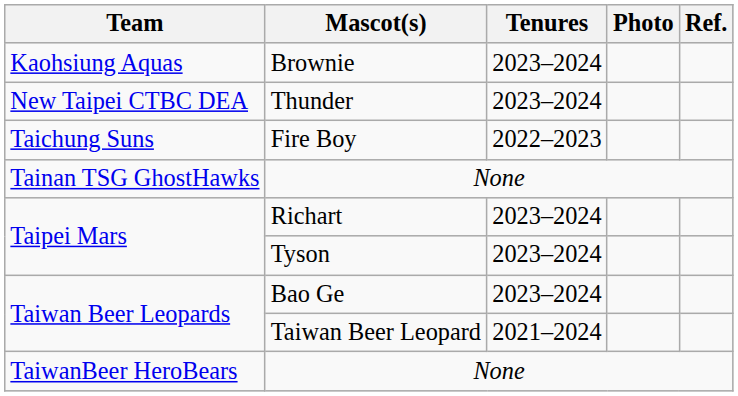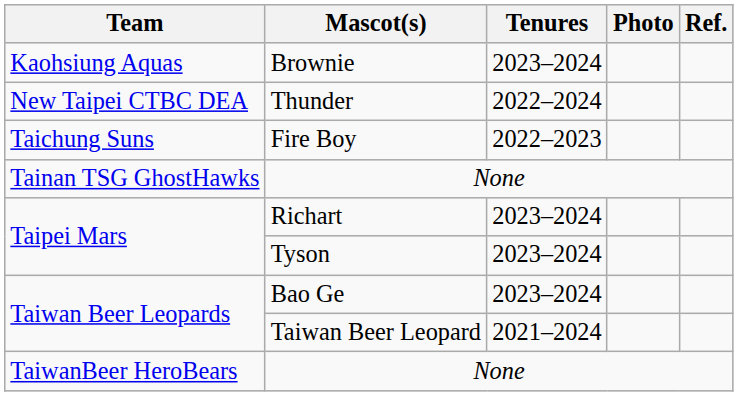(547, 100) 2023–2024 -> (547, 100) 2022–2024
